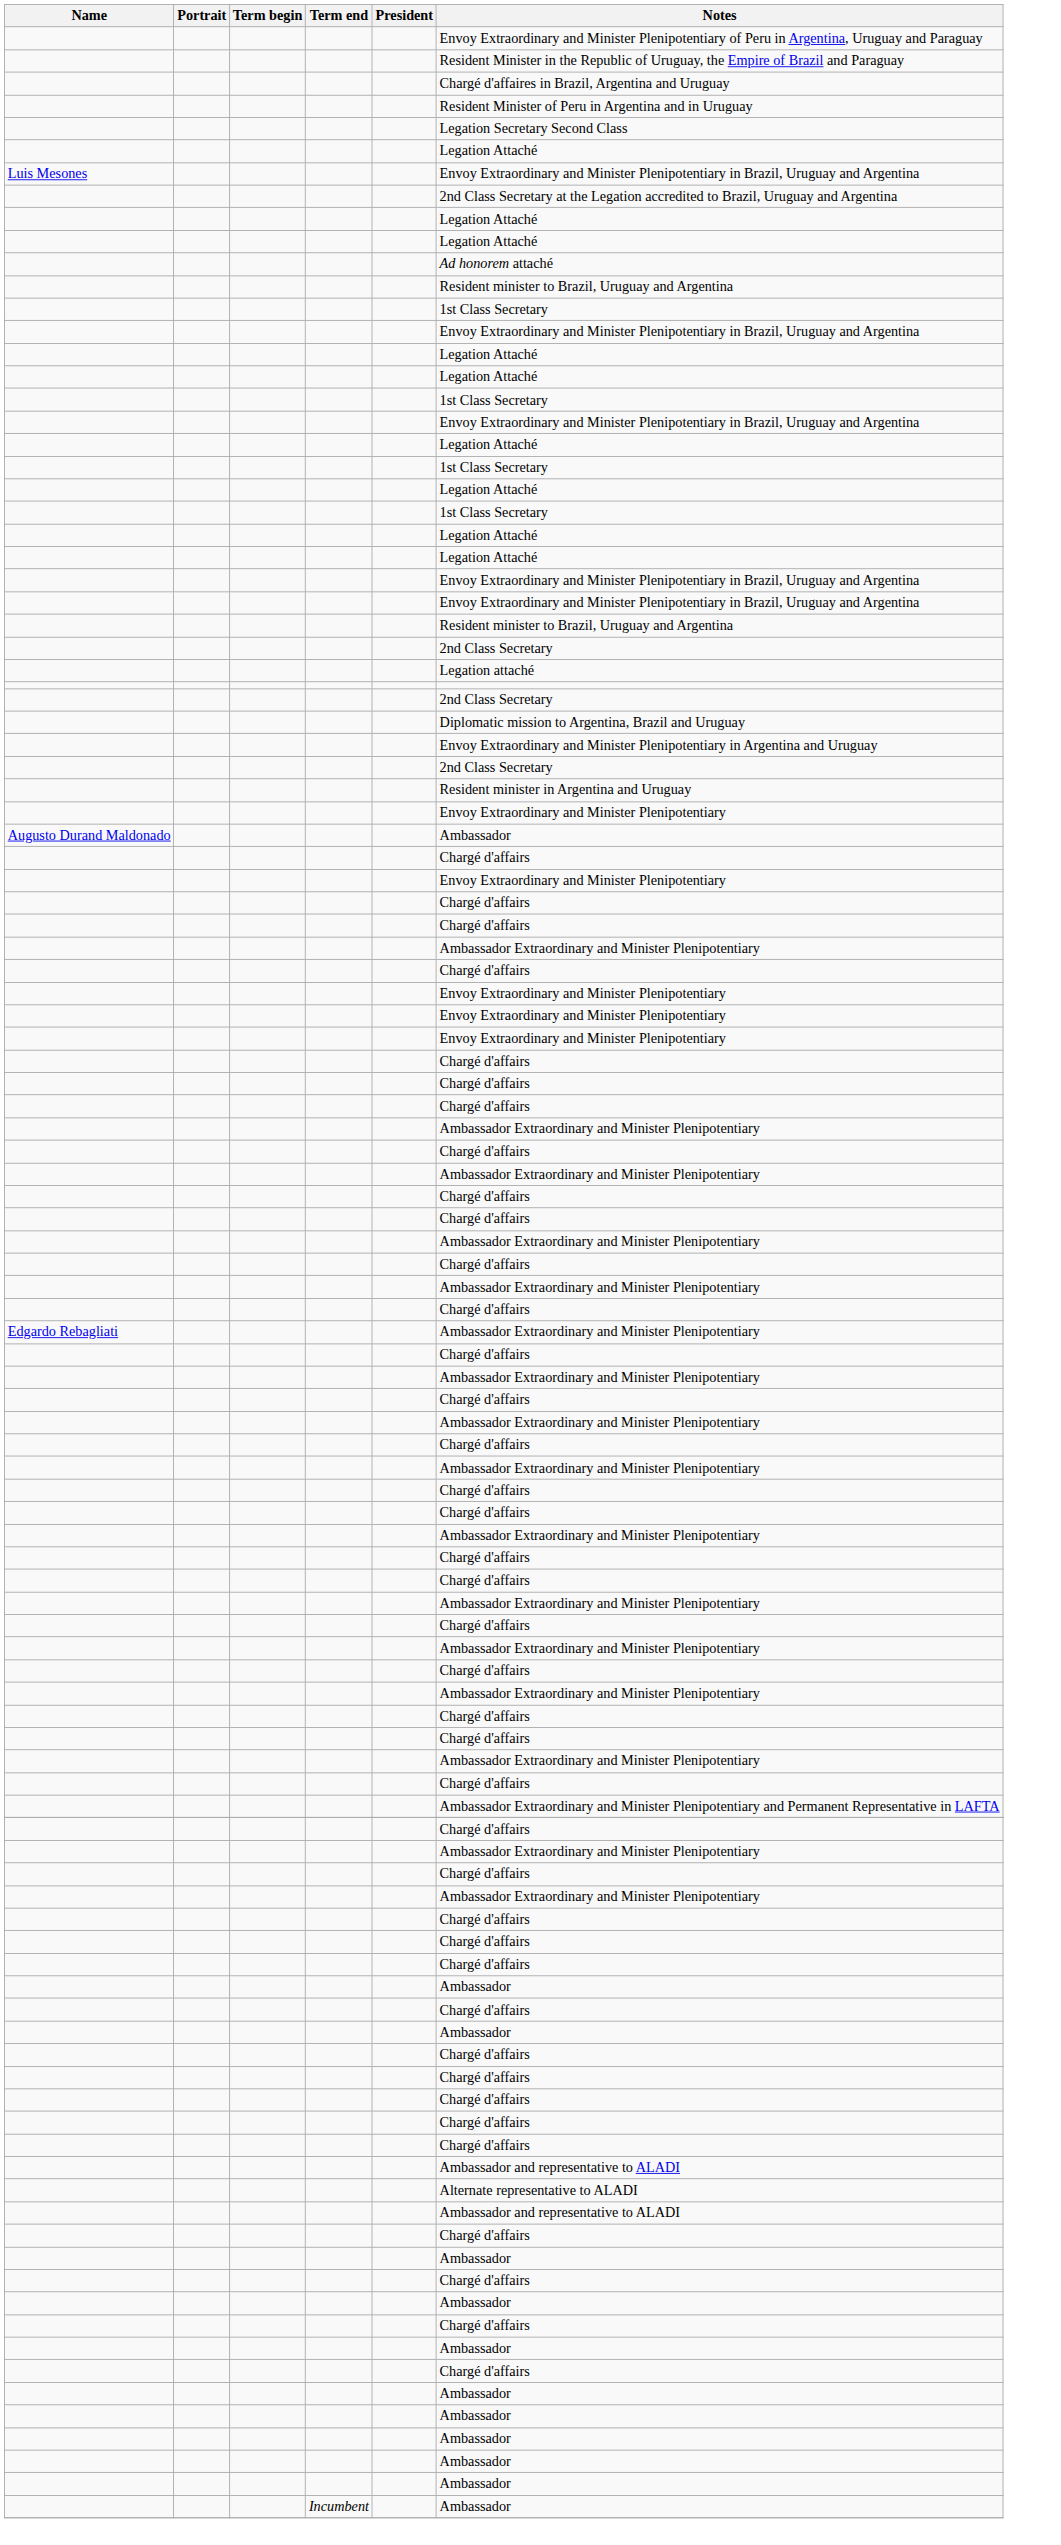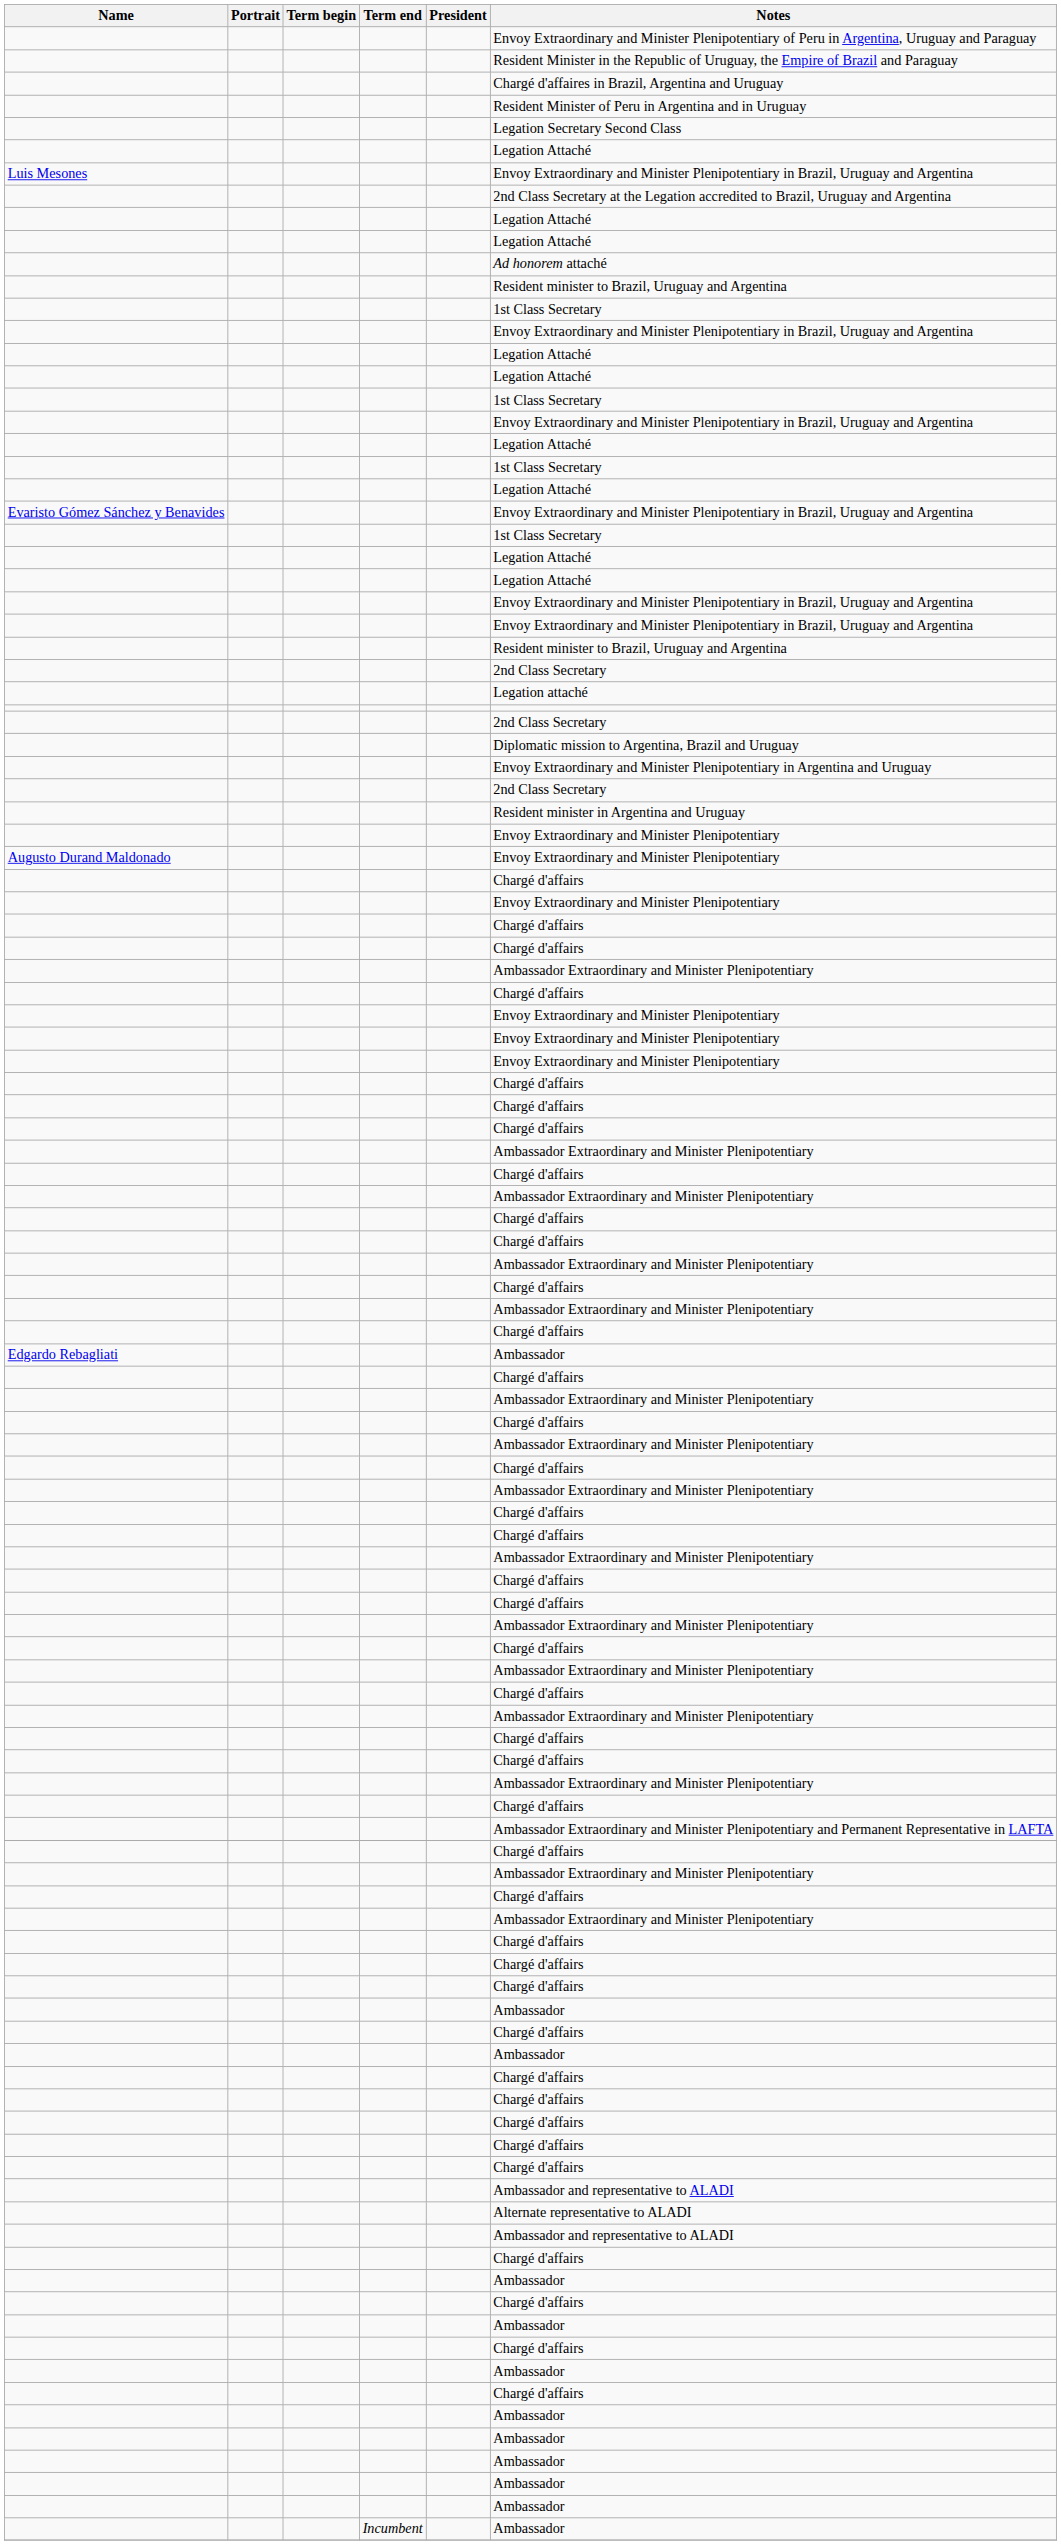+ row: (116, 512)
(475, 835) Ambassador -> (637, 857) Envoy Extraordinary and Minister Plenipotentiary
(600, 1332) Ambassador Extraordinary and Minister Plenipotentiary -> (529, 1354) Ambassador
